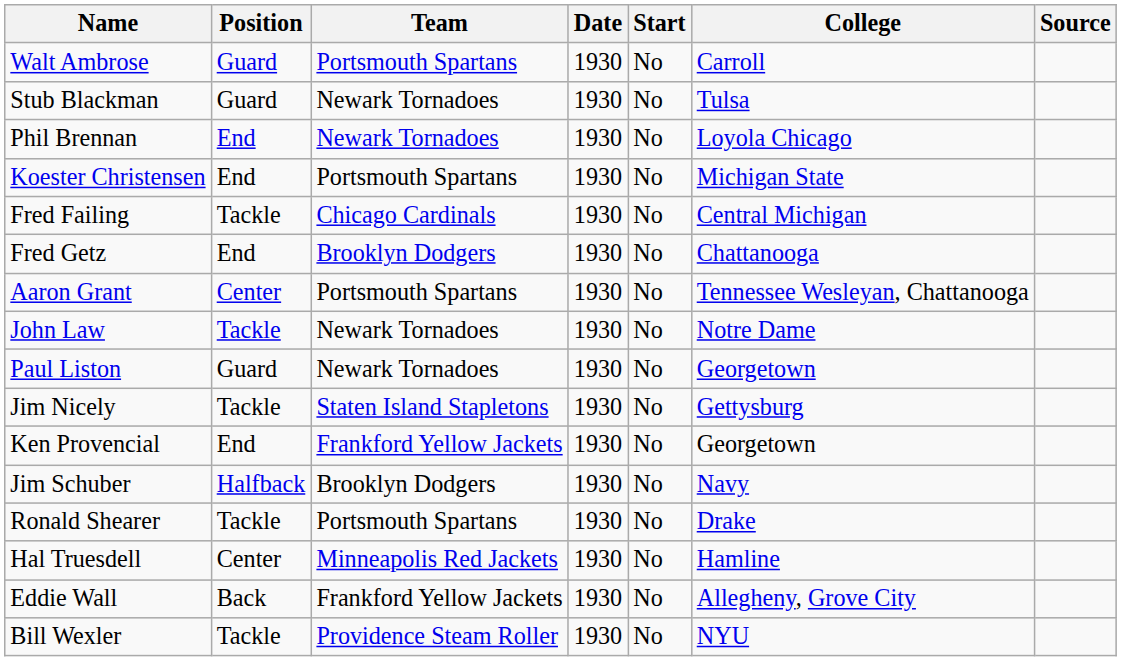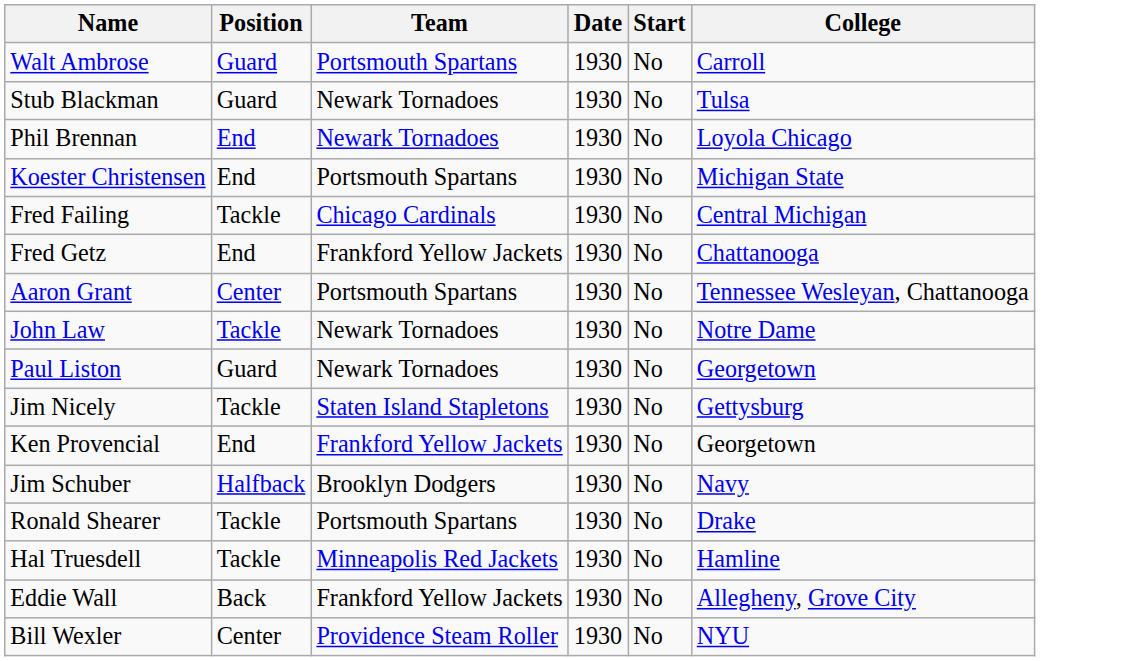- column: (1075, 23)
(406, 253) Brooklyn Dodgers -> (440, 253) Frankford Yellow Jackets
(249, 560) Center -> (249, 560) Tackle
(249, 636) Tackle -> (249, 636) Center
